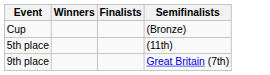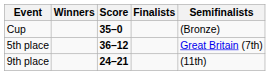+ column: (114, 12)
(160, 45) (11th) -> (221, 45) Great Britain (7th)
(188, 62) Great Britain (7th) -> (193, 62) (11th)
